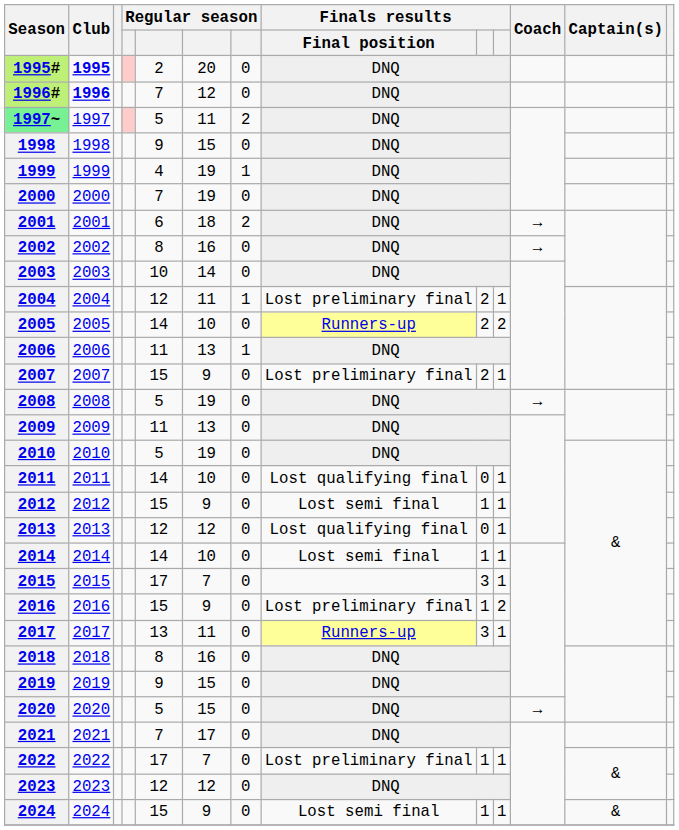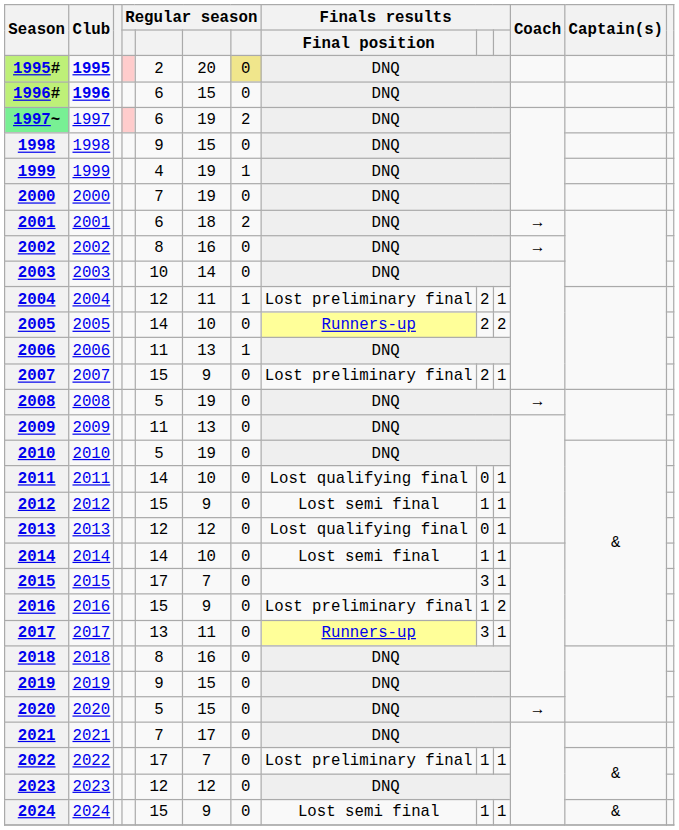(246, 69) no background -> (246, 69) khaki background
(159, 94) 7 -> (159, 94) 6
(207, 94) 12 -> (207, 94) 15
(159, 120) 5 -> (159, 120) 6
(207, 120) 11 -> (207, 120) 19
